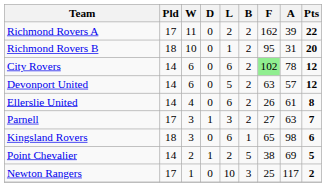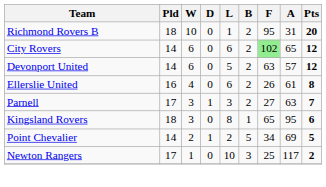- row: (53, 31)
(291, 66) 78 -> (291, 48) 65
(171, 102) 14 -> (171, 84) 16
(229, 137) 6 -> (229, 119) 8
(291, 137) 98 -> (291, 119) 95
(269, 155) 38 -> (269, 137) 34
